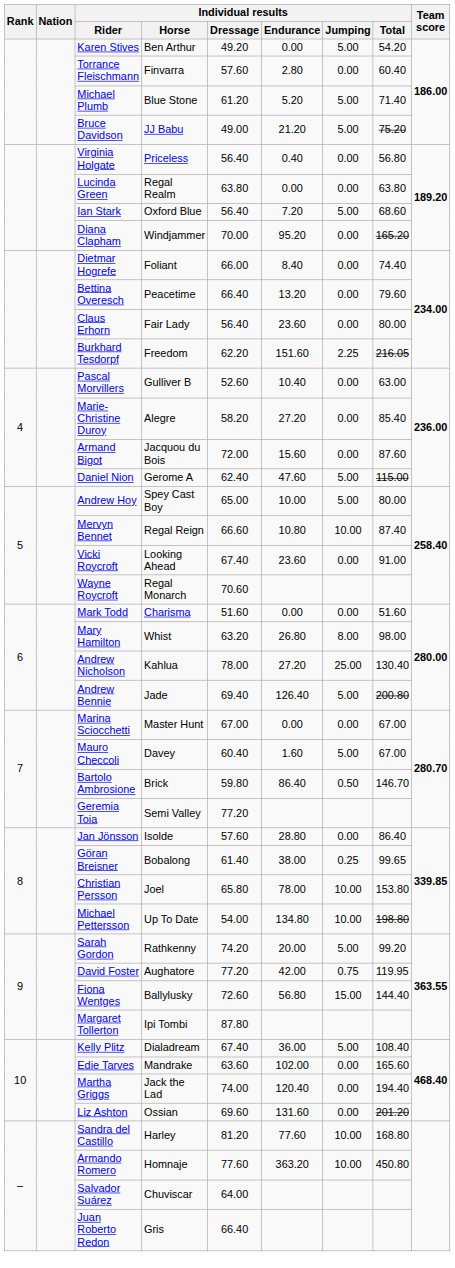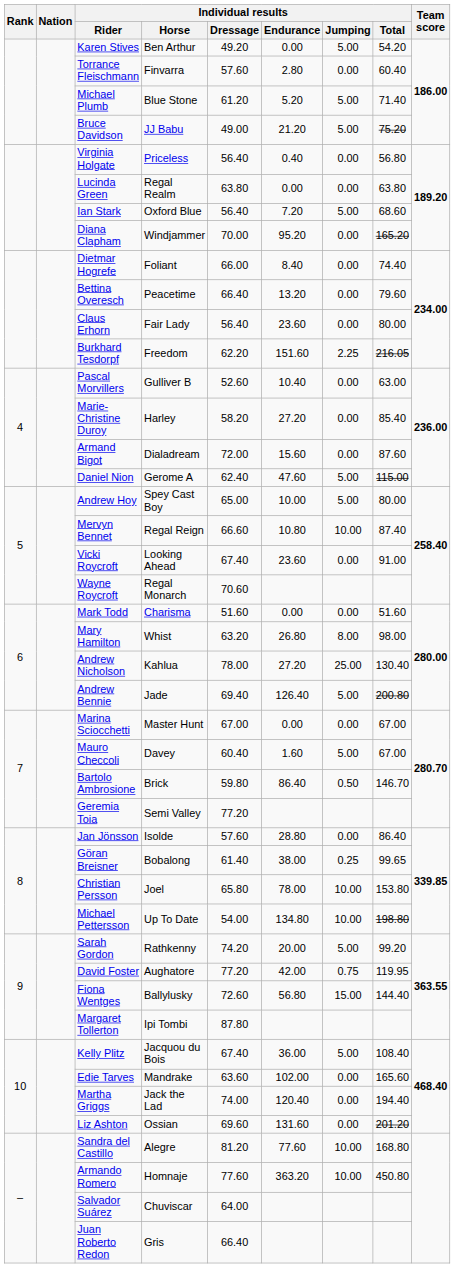(160, 418) Alegre -> (160, 418) Harley
(172, 454) Jacquou du Bois -> (172, 454) Dialadream
(172, 1048) Dialadream -> (172, 1054) Jacquou du Bois
(160, 1135) Harley -> (160, 1147) Alegre
